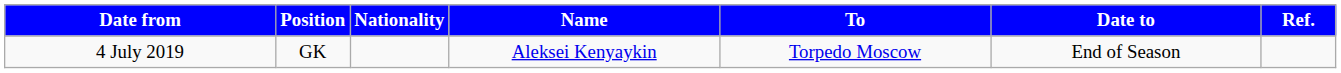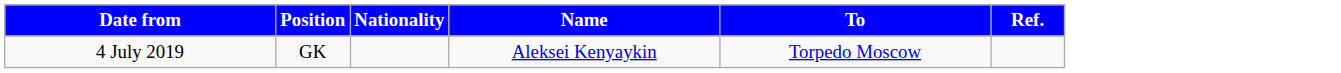- column: (1126, 20)
